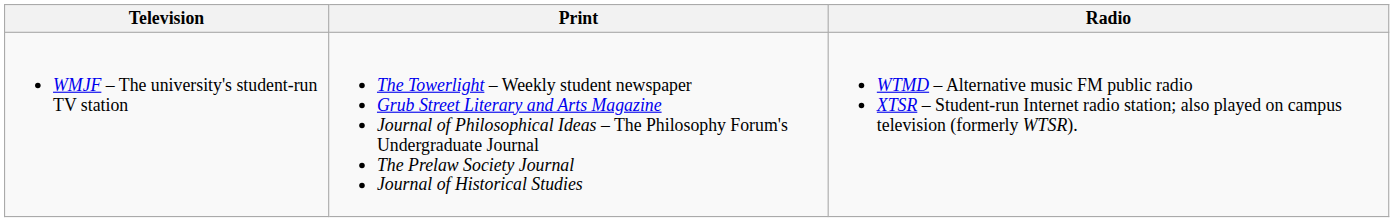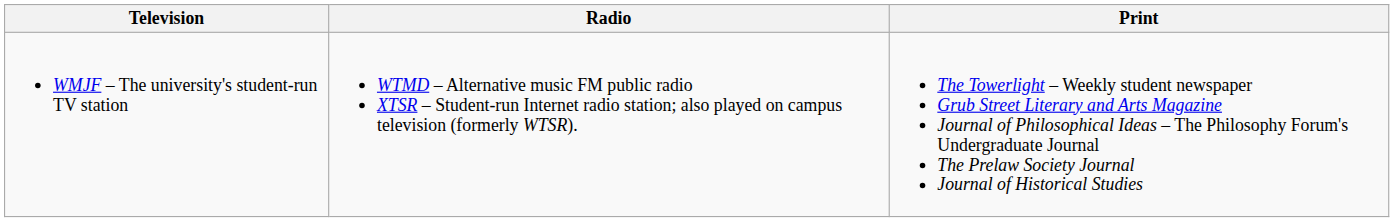columns swapped: (1109, 18) <-> (578, 18)
